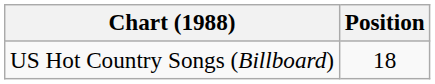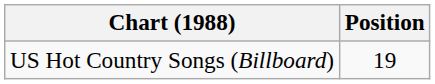(385, 59) 18 -> (385, 59) 19
